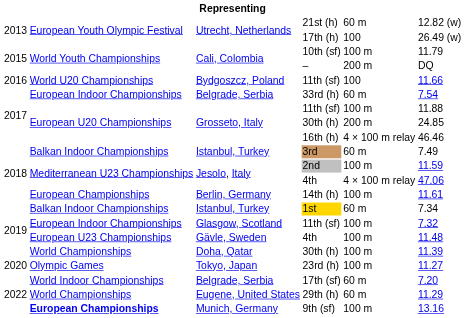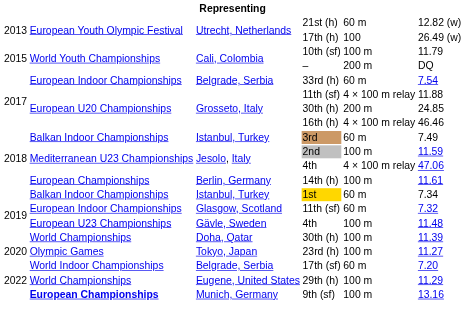- row: (240, 80)
(358, 109) 100 m -> (379, 94) 4 × 100 m relay
(358, 223) 100 m -> (355, 209) 60 m
(355, 294) 60 m -> (358, 280) 100 m
